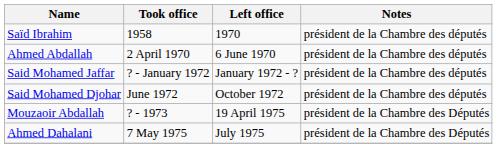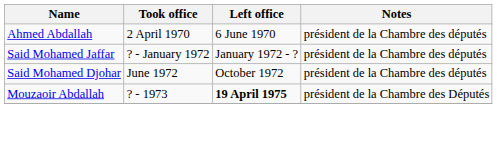- row: (40, 34)
(250, 113) normal -> (251, 93) bold
- row: (50, 133)
